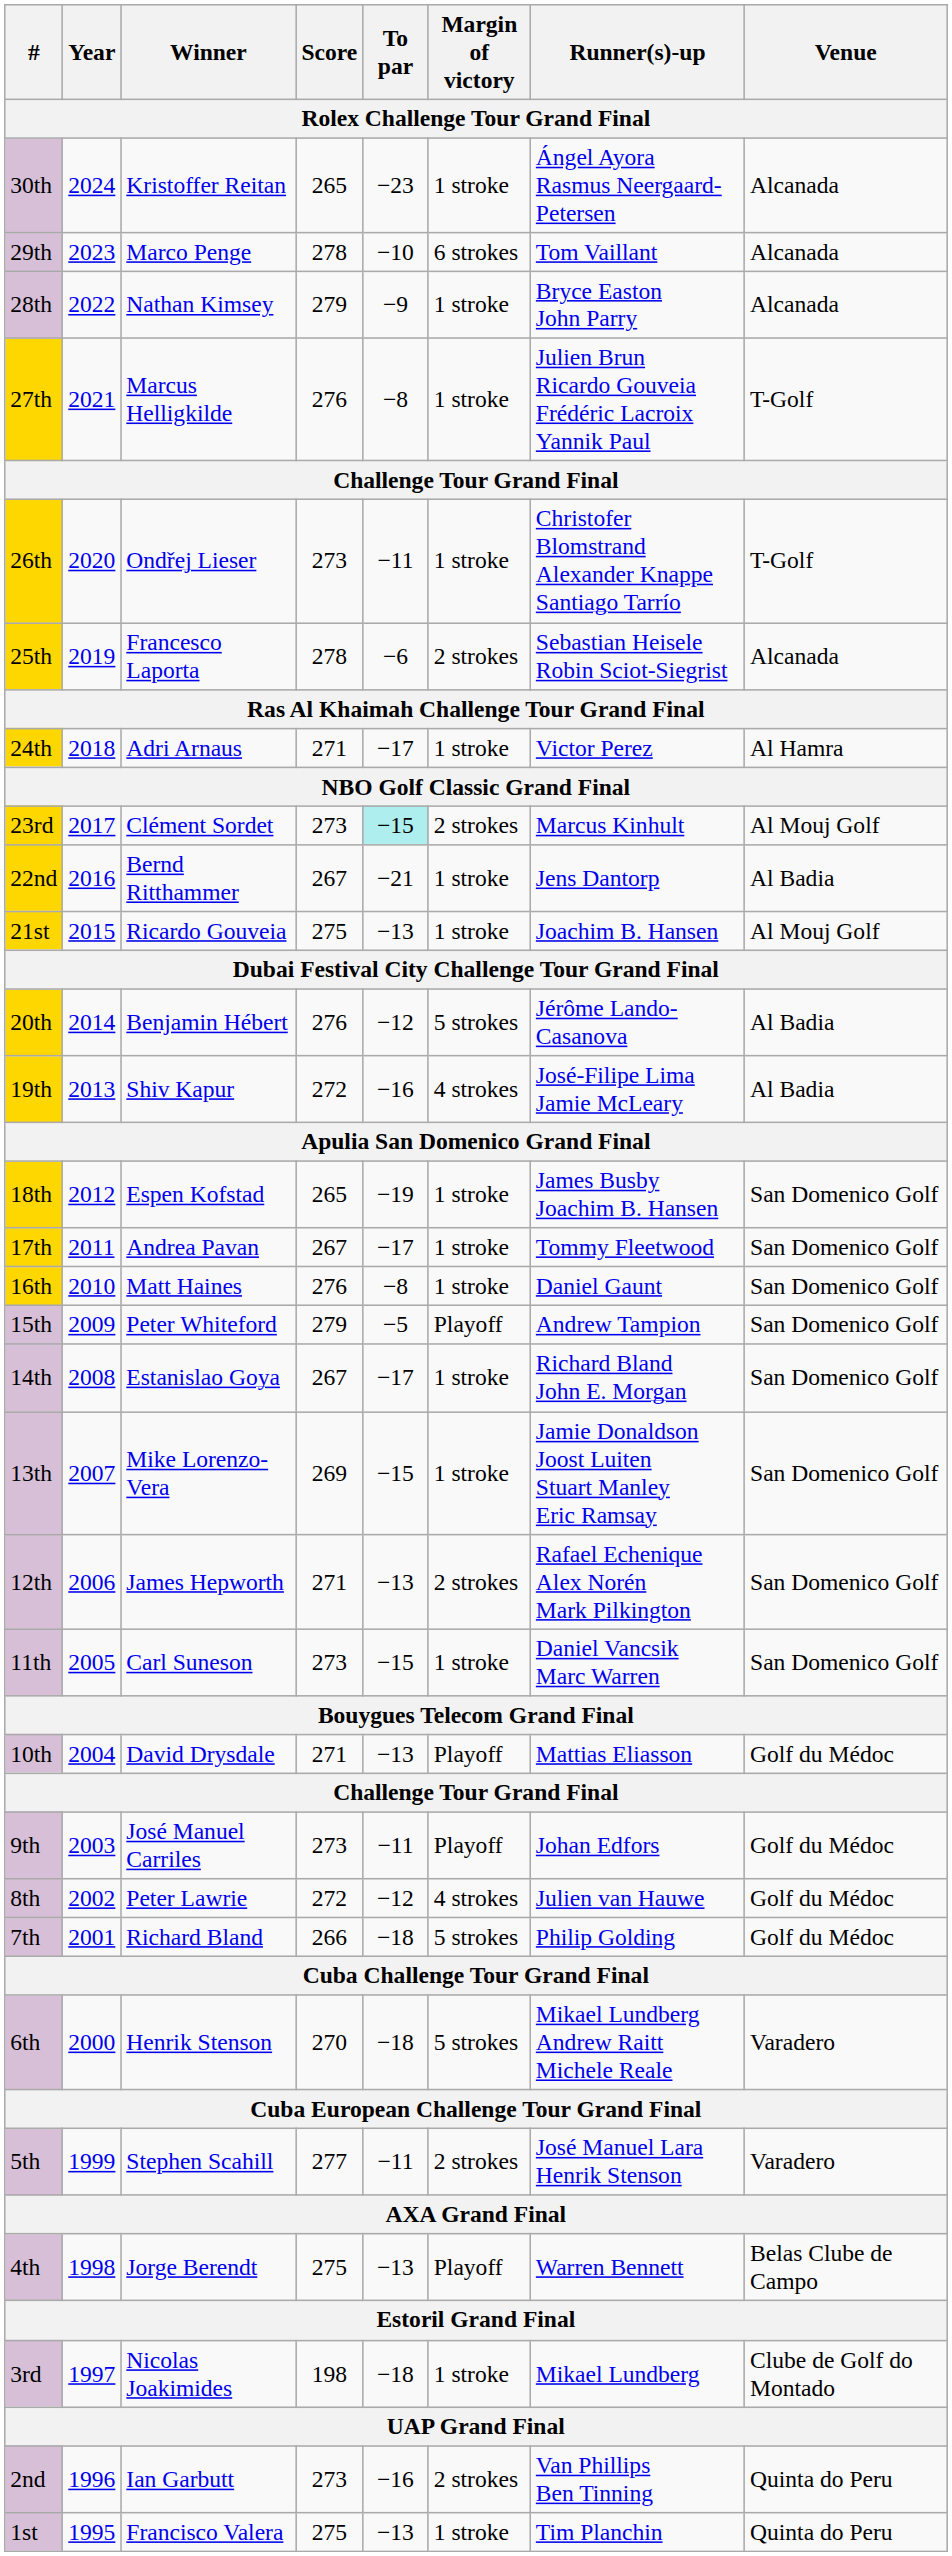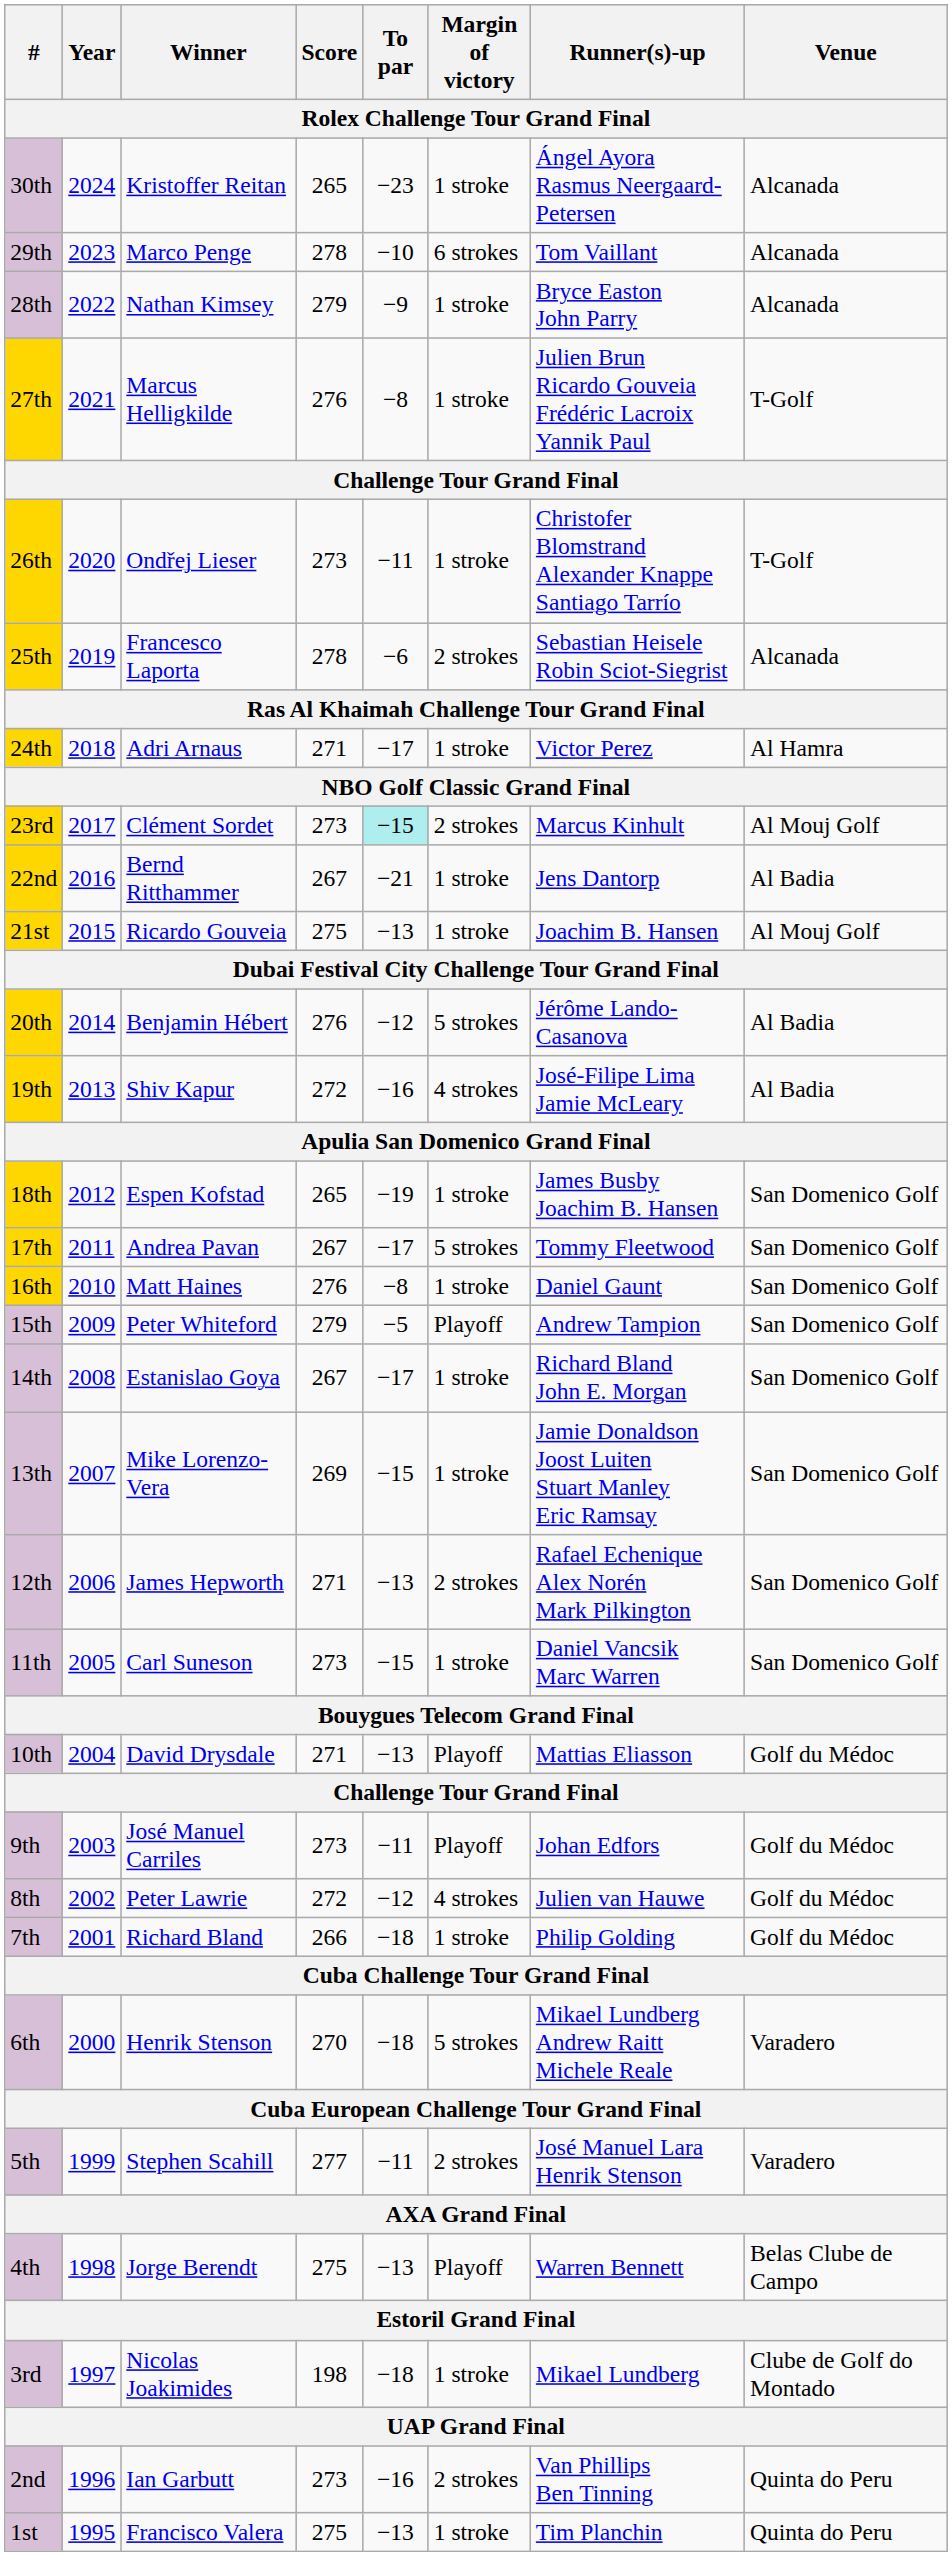(471, 1247) 1 stroke -> (476, 1247) 5 strokes
(476, 1936) 5 strokes -> (471, 1936) 1 stroke
